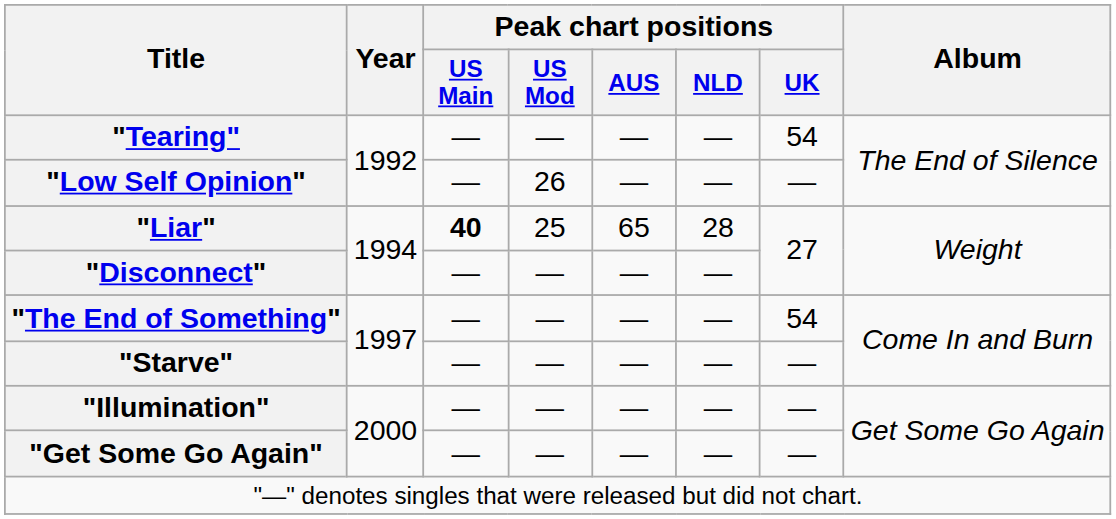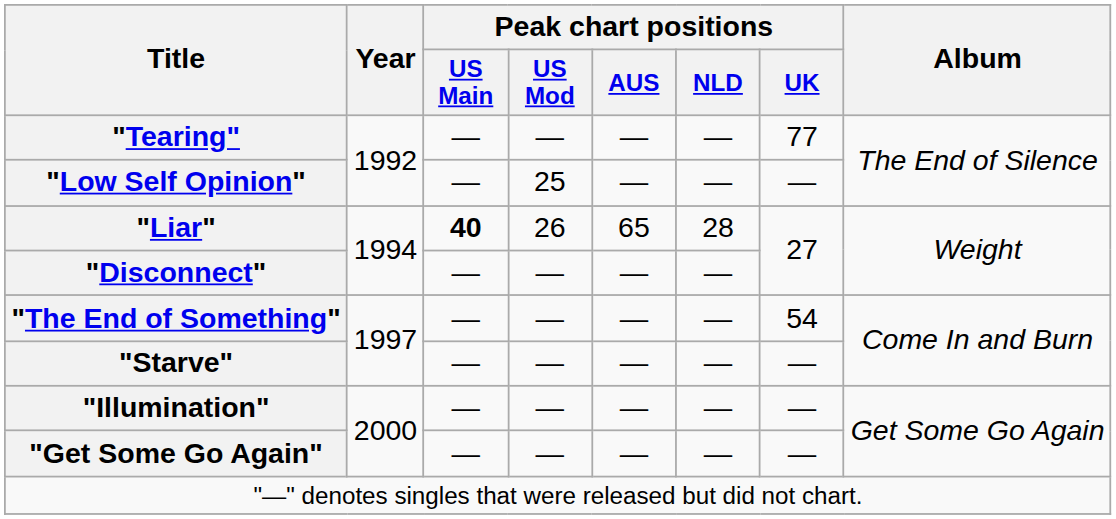(802, 137) 54 -> (802, 137) 77
(550, 182) 26 -> (550, 182) 25
(550, 227) 25 -> (550, 227) 26
